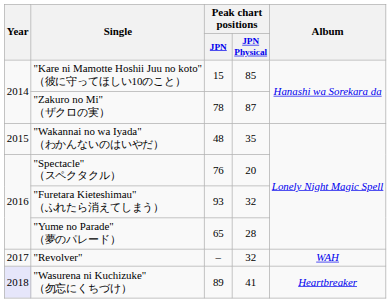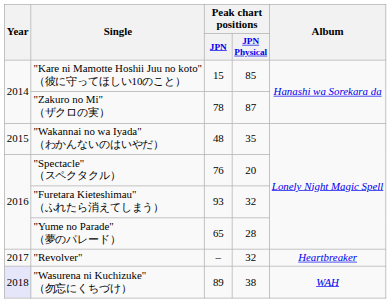(328, 257) WAH -> (328, 257) Heartbreaker
(251, 282) 41 -> (251, 282) 38
(328, 282) Heartbreaker -> (328, 282) WAH
